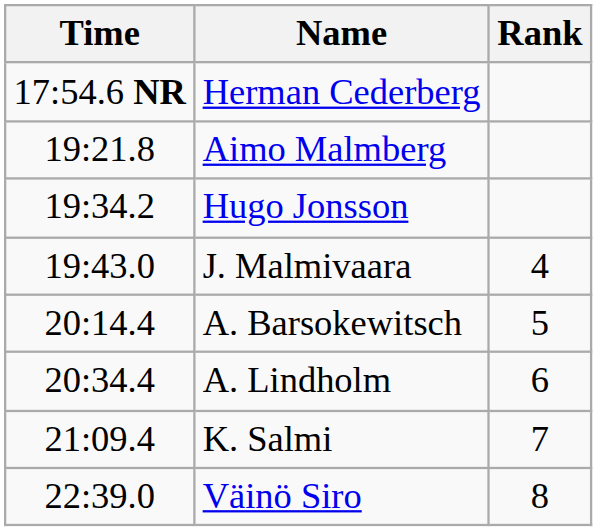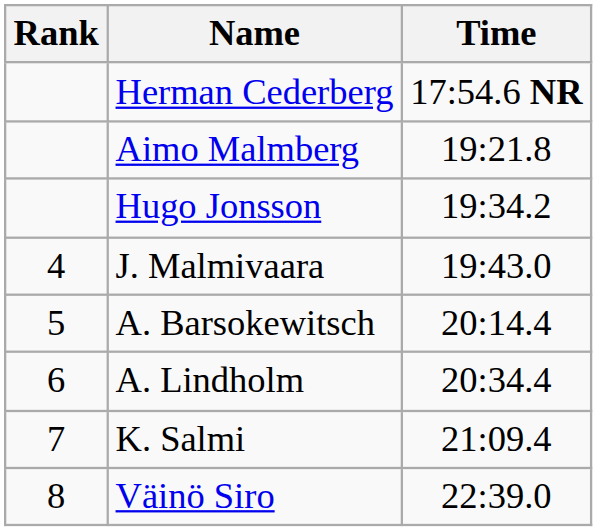columns swapped: (540, 33) <-> (100, 33)
